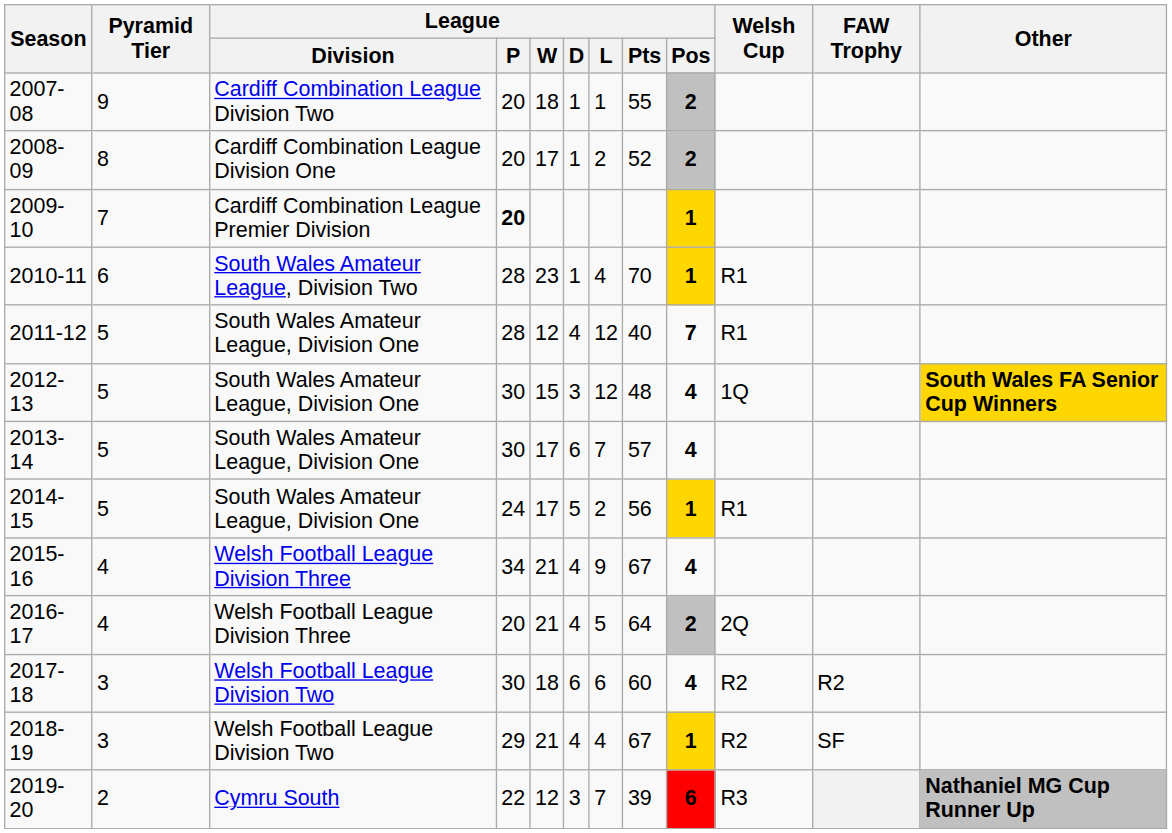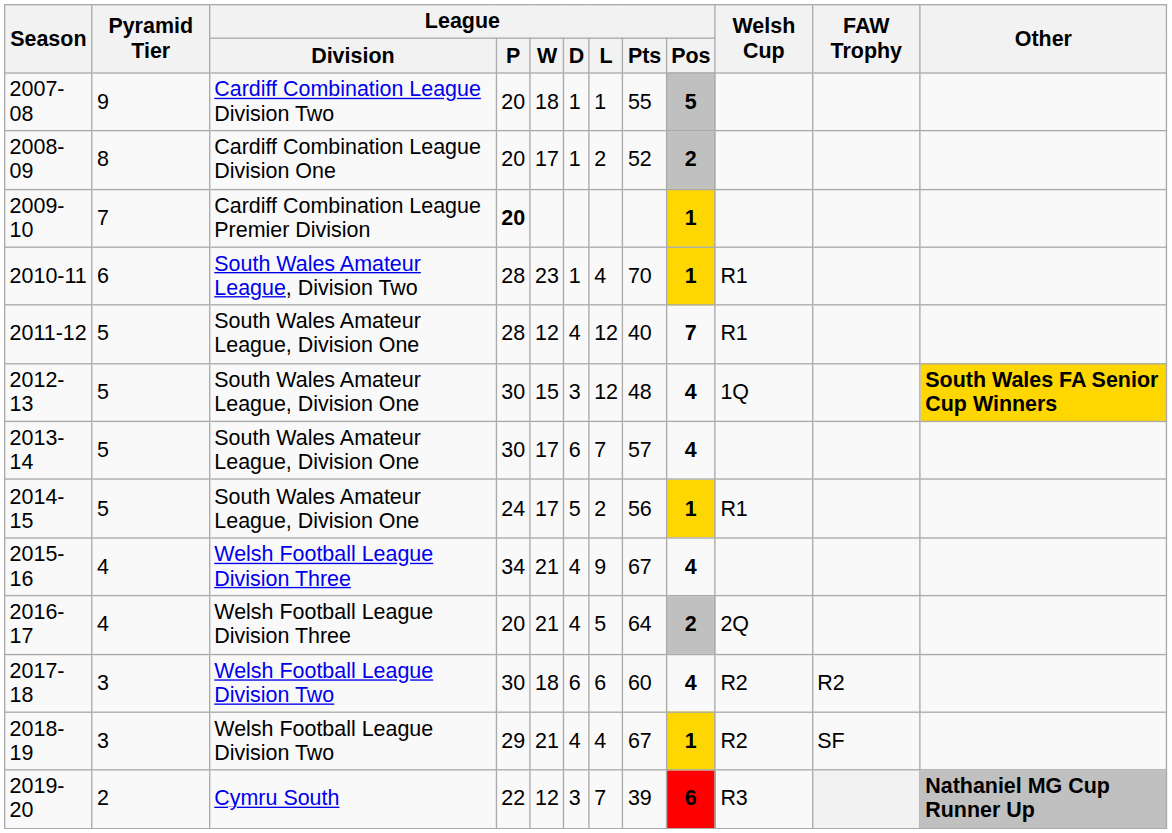(691, 101) 2 -> (691, 101) 5
